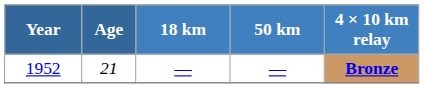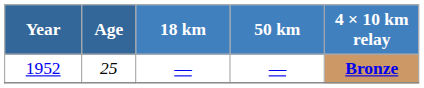(109, 68) 21 -> (109, 68) 25
